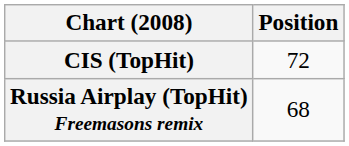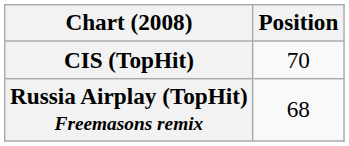(298, 59) 72 -> (298, 59) 70
